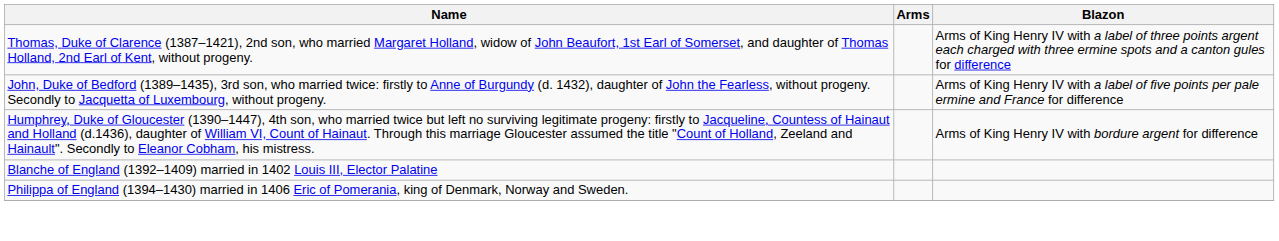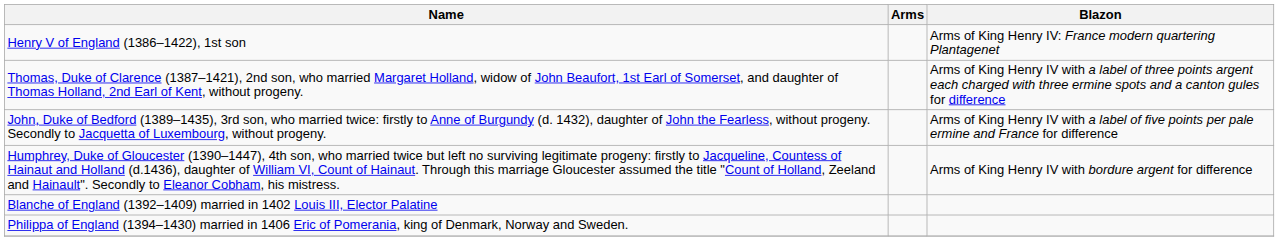+ row: (127, 42)
